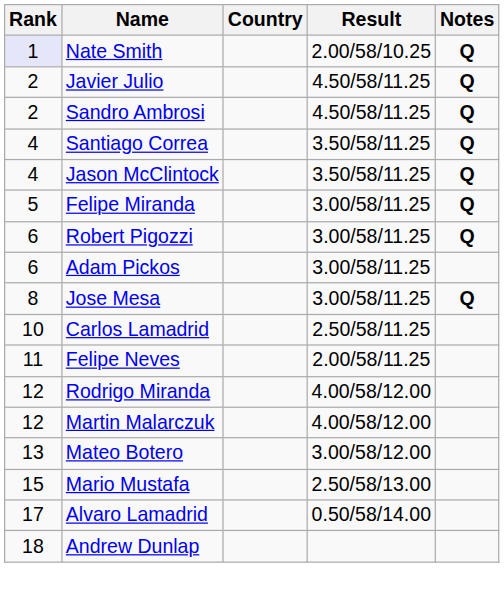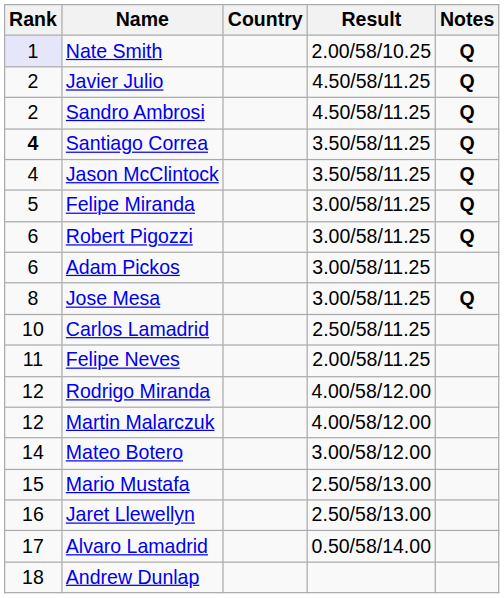(33, 143) normal -> (33, 143) bold
(33, 453) 13 -> (33, 453) 14
+ row: (130, 515)
